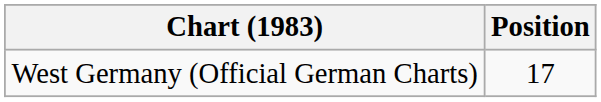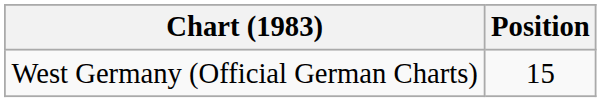(540, 72) 17 -> (540, 72) 15
